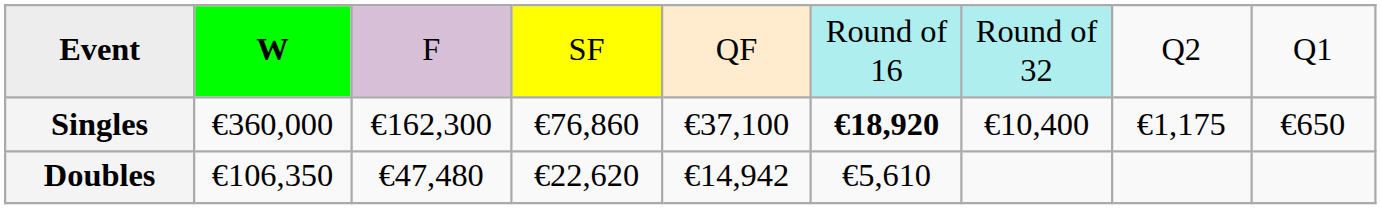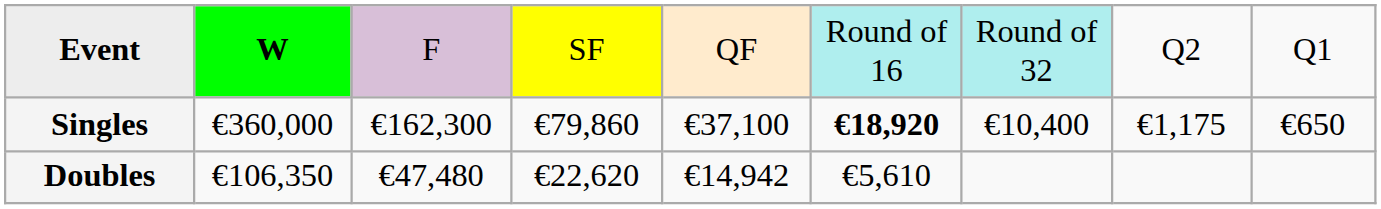(587, 123) €76,860 -> (587, 123) €79,860
